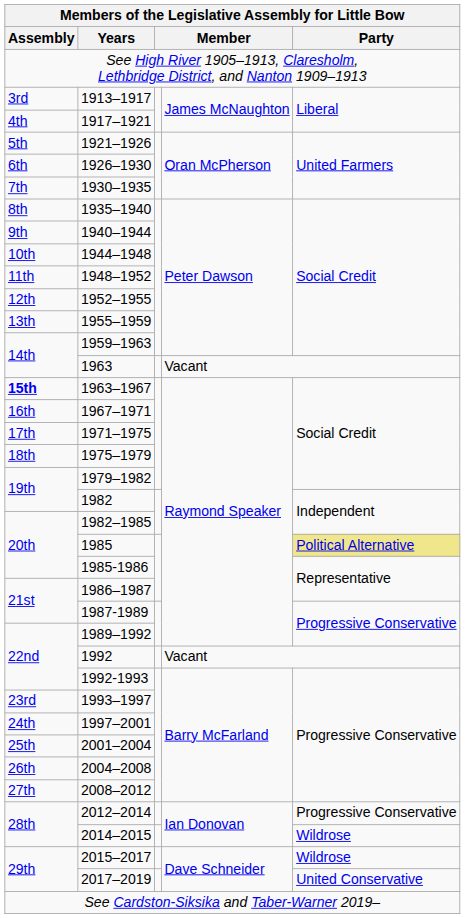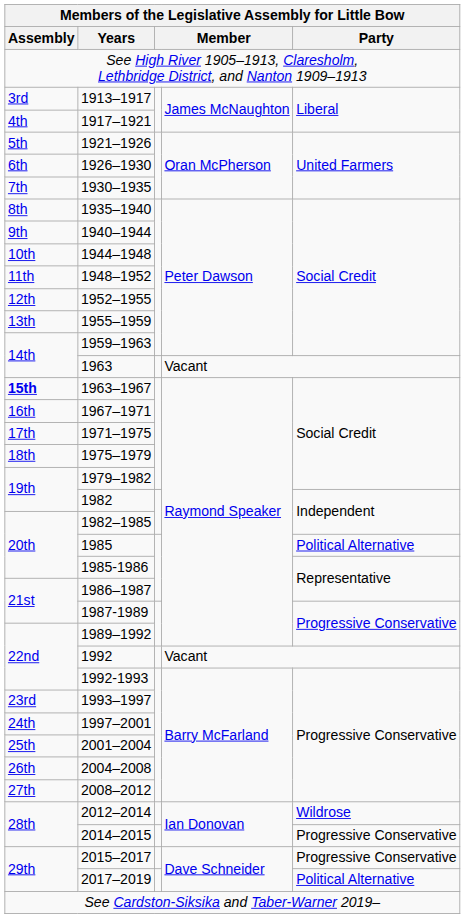(355, 545) khaki background -> (355, 545) no background
(376, 813) Progressive Conservative -> (324, 813) Wildrose
(324, 835) Wildrose -> (376, 835) Progressive Conservative
(324, 857) Wildrose -> (376, 857) Progressive Conservative
(360, 880) United Conservative -> (355, 880) Political Alternative
